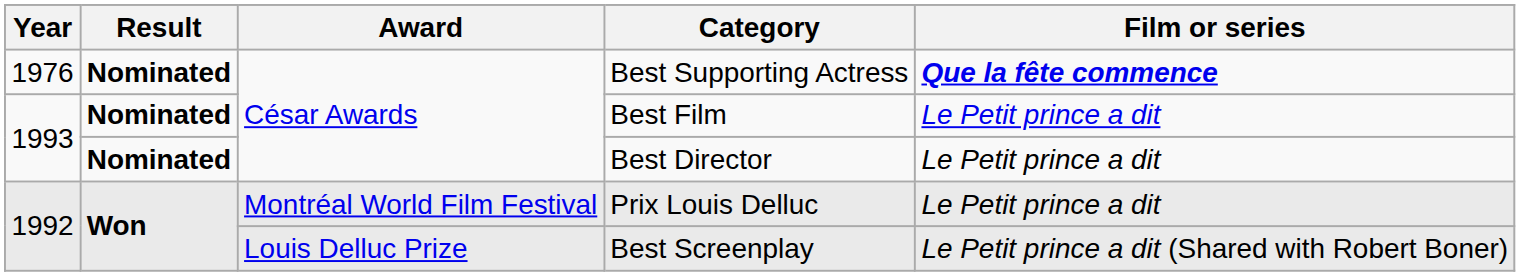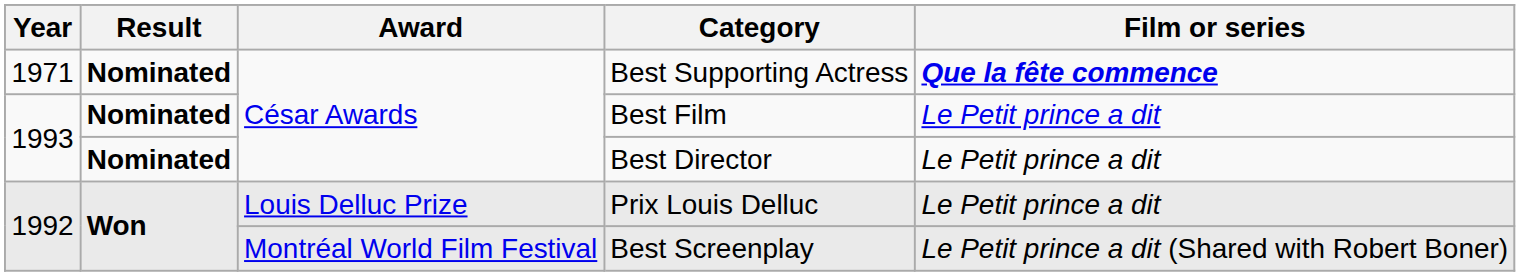(43, 72) 1976 -> (43, 72) 1971
(421, 204) Montréal World Film Festival -> (356, 204) Louis Delluc Prize
(356, 248) Louis Delluc Prize -> (421, 248) Montréal World Film Festival
